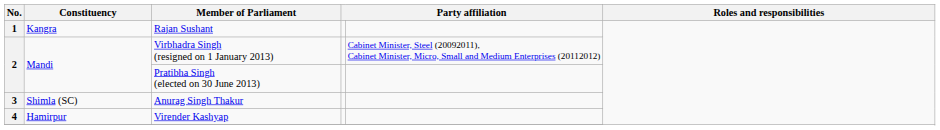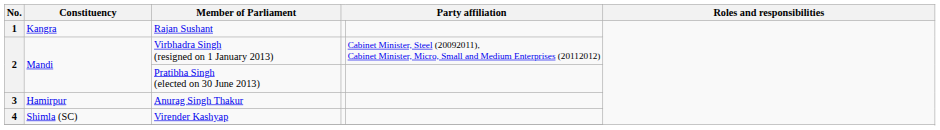(52, 100) Shimla (SC) -> (46, 100) Hamirpur
(46, 116) Hamirpur -> (52, 116) Shimla (SC)
